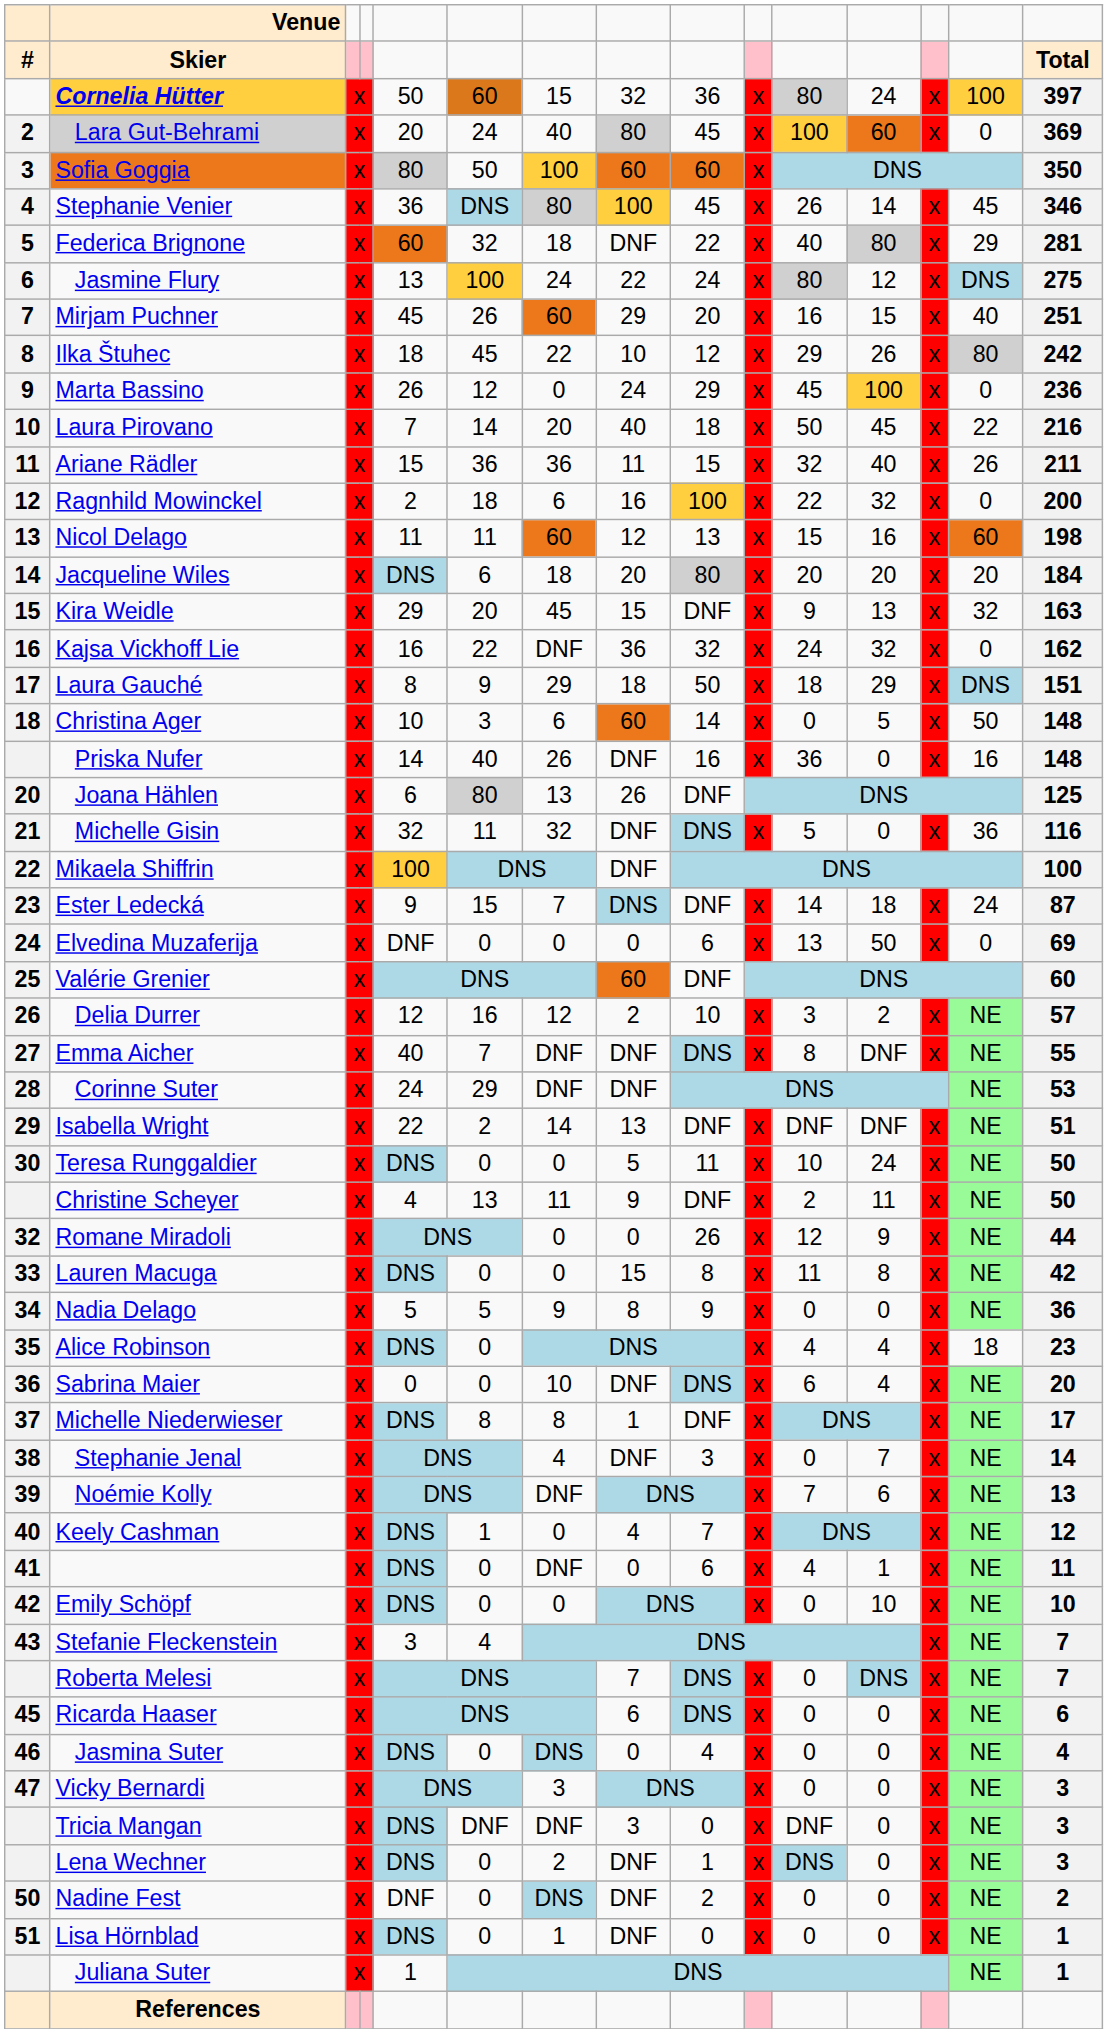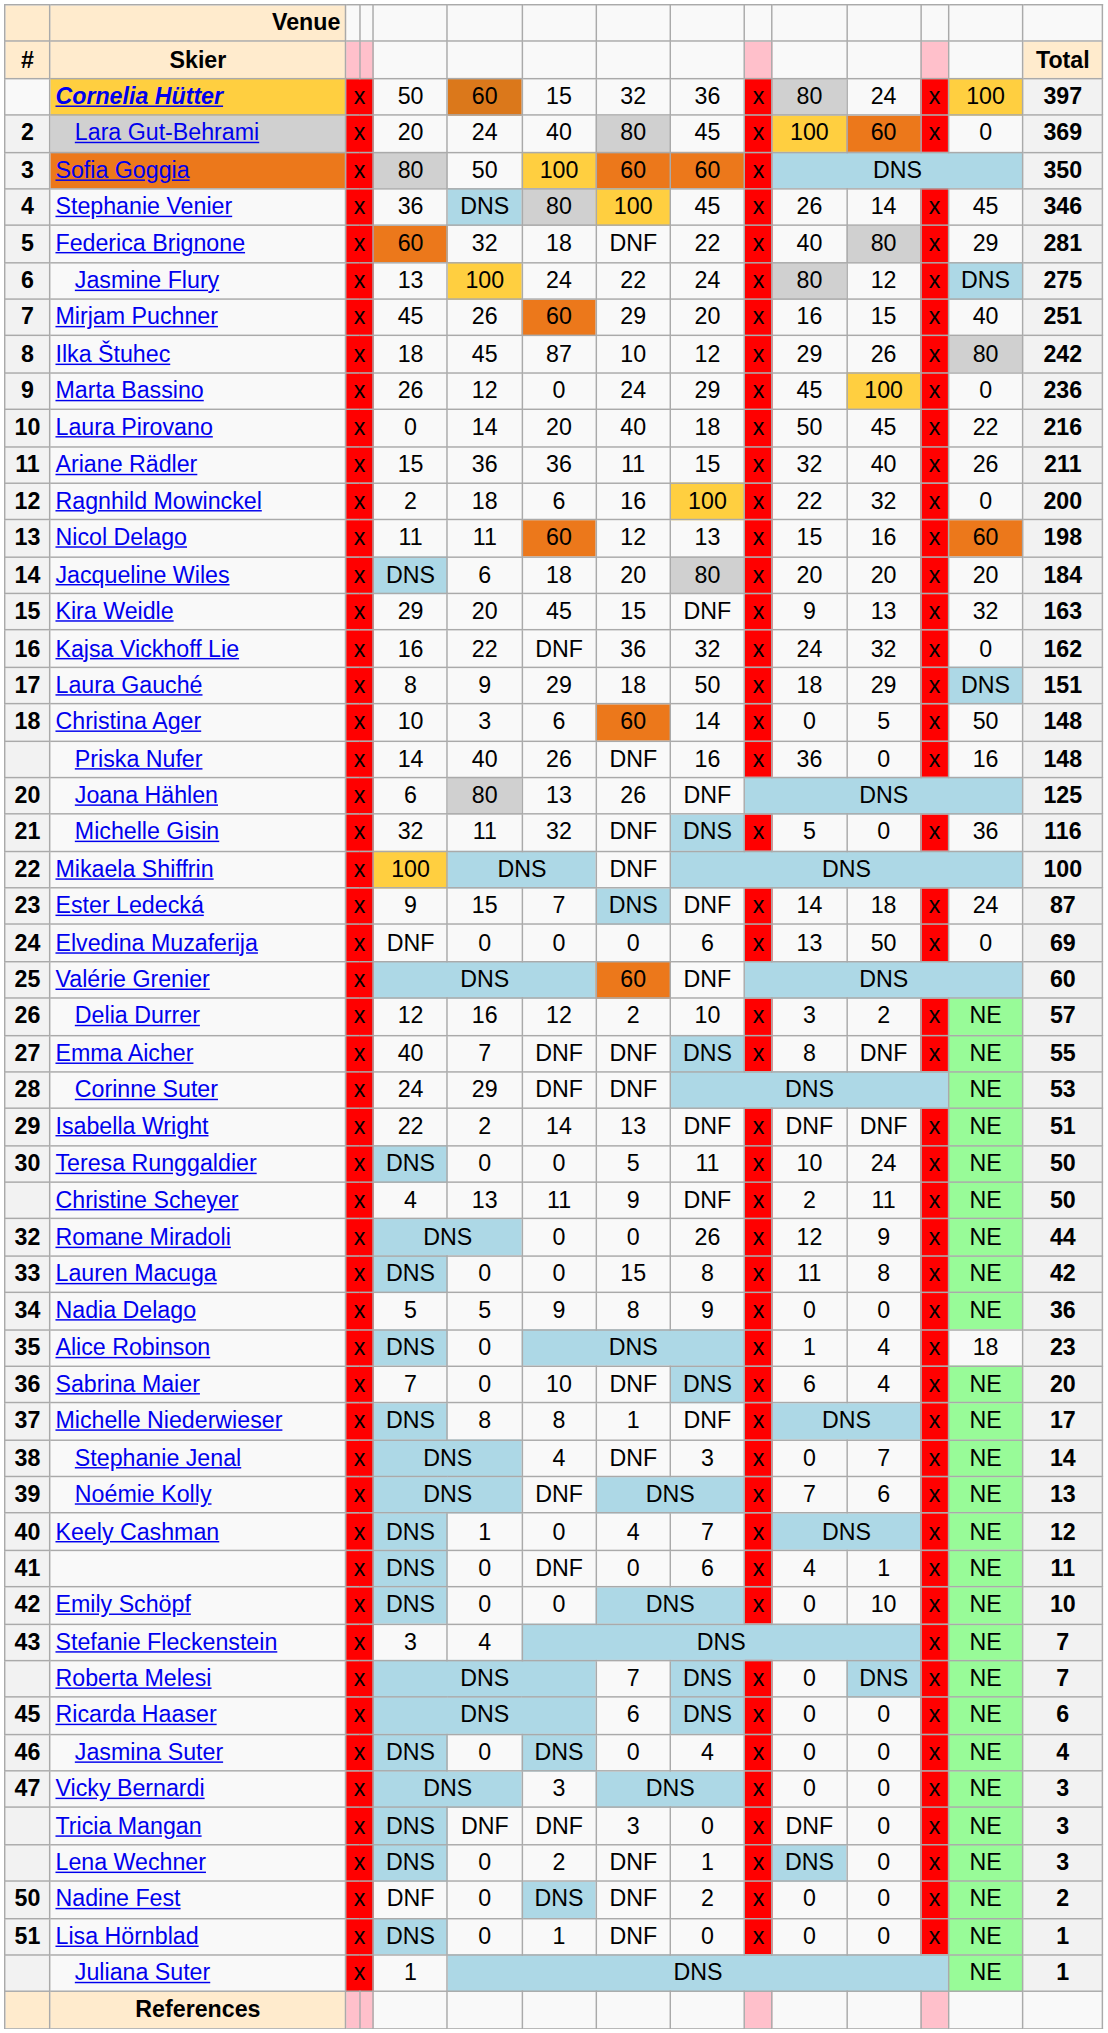(559, 354) 22 -> (559, 354) 87
(411, 427) 7 -> (411, 427) 0
(809, 1347) 4 -> (809, 1347) 1
(411, 1384) 0 -> (411, 1384) 7
